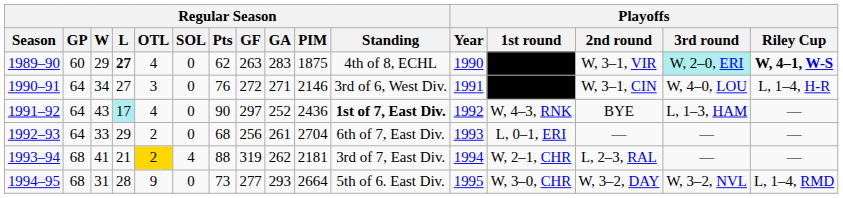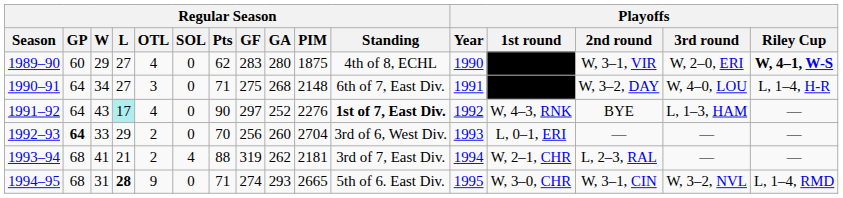(124, 63) bold -> (124, 63) normal
(251, 63) 263 -> (251, 63) 283
(280, 63) 283 -> (280, 63) 280
(707, 63) paleturquoise background -> (707, 63) no background
(223, 87) 76 -> (223, 87) 71
(251, 87) 272 -> (251, 87) 275
(280, 87) 271 -> (280, 87) 268
(313, 87) 2146 -> (313, 87) 2148
(391, 87) 3rd of 6, West Div. -> (391, 87) 6th of 7, East Div.
(619, 87) W, 3–1, CIN -> (619, 87) W, 3–2, DAY
(313, 110) 2436 -> (313, 110) 2276
(77, 134) normal -> (77, 134) bold
(223, 134) 68 -> (223, 134) 70
(280, 134) 261 -> (280, 134) 260
(391, 134) 6th of 7, East Div. -> (391, 134) 3rd of 6, West Div.
(154, 157) gold background -> (154, 157) no background
(124, 181) normal -> (124, 181) bold
(223, 181) 73 -> (223, 181) 71
(251, 181) 277 -> (251, 181) 274
(313, 181) 2664 -> (313, 181) 2665
(619, 181) W, 3–2, DAY -> (619, 181) W, 3–1, CIN
